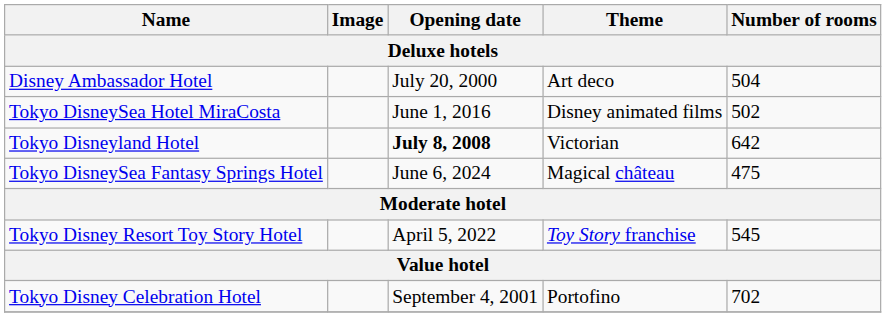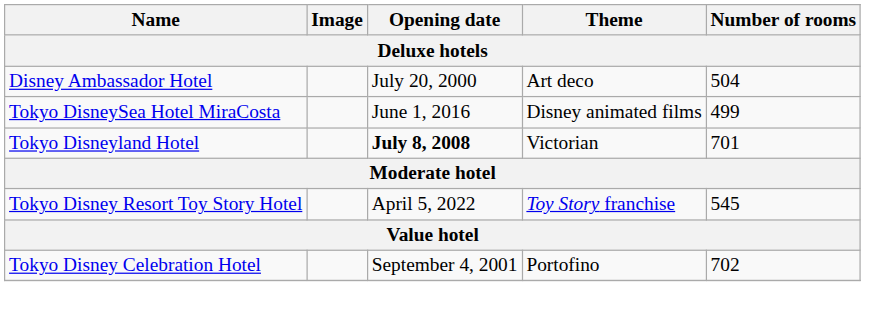(746, 111) 502 -> (725, 111) 499
(746, 142) 642 -> (725, 142) 701
- row: (166, 173)
